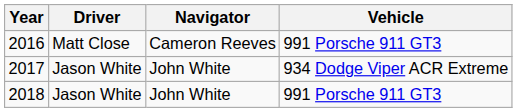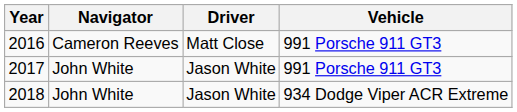columns swapped: (97, 18) <-> (213, 18)
(396, 69) 934 Dodge Viper ACR Extreme -> (362, 69) 991 Porsche 911 GT3
(362, 95) 991 Porsche 911 GT3 -> (396, 95) 934 Dodge Viper ACR Extreme
